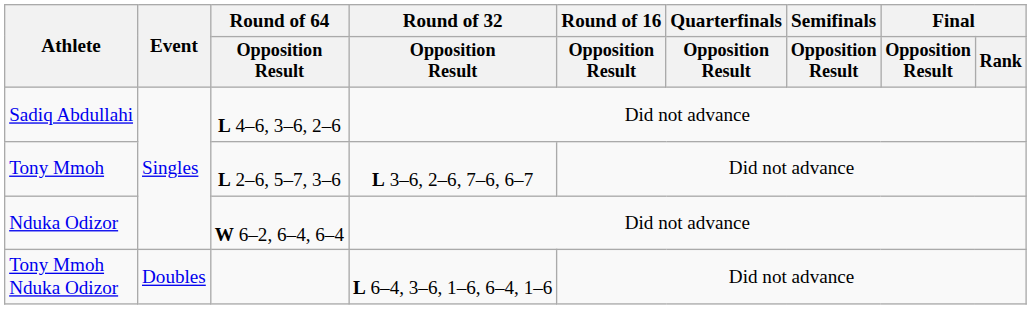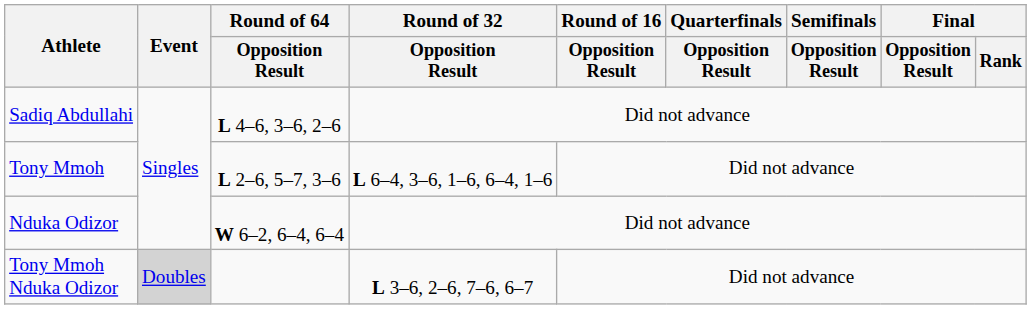(453, 180) L 3–6, 2–6, 7–6, 6–7 -> (453, 180) L 6–4, 3–6, 1–6, 6–4, 1–6
(174, 277) no background -> (174, 277) lightgrey background
(453, 288) L 6–4, 3–6, 1–6, 6–4, 1–6 -> (453, 288) L 3–6, 2–6, 7–6, 6–7
